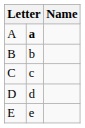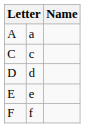(32, 34) bold -> (32, 34) normal
- row: (11, 53)
+ row: (11, 113)
